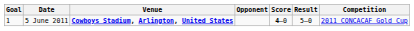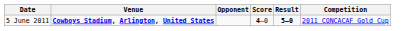- column: (14, 10)
(306, 21) normal -> (287, 21) bold
